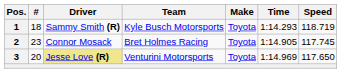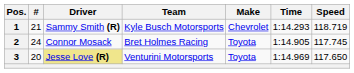(36, 27) 18 -> (36, 27) 21
(242, 27) Toyota -> (248, 27) Chevrolet
(36, 42) 23 -> (36, 42) 24
